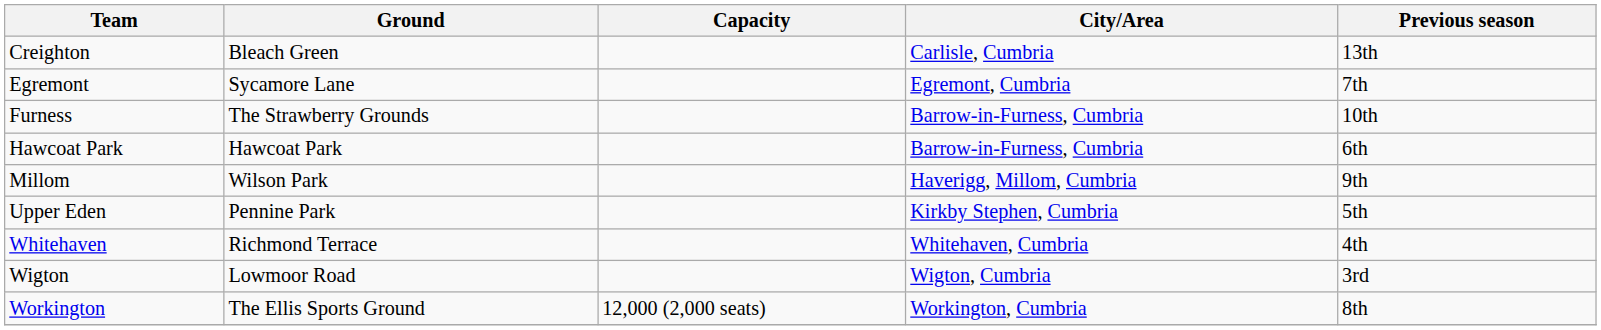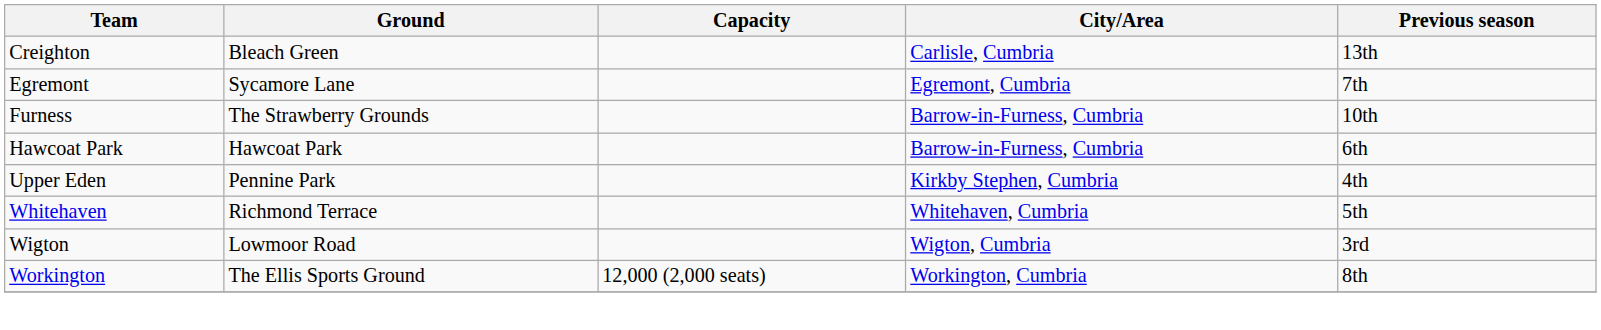- row: (40, 180)
(1355, 212) 5th -> (1355, 180) 4th
(1355, 244) 4th -> (1355, 212) 5th
